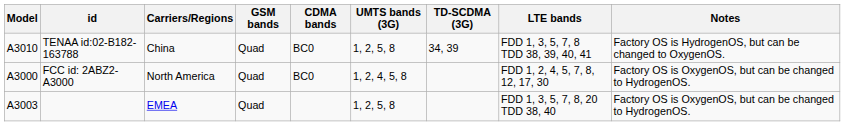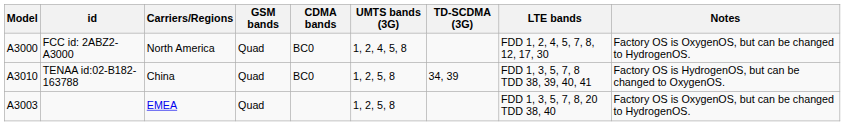rows swapped: (90, 48) <-> (81, 77)
